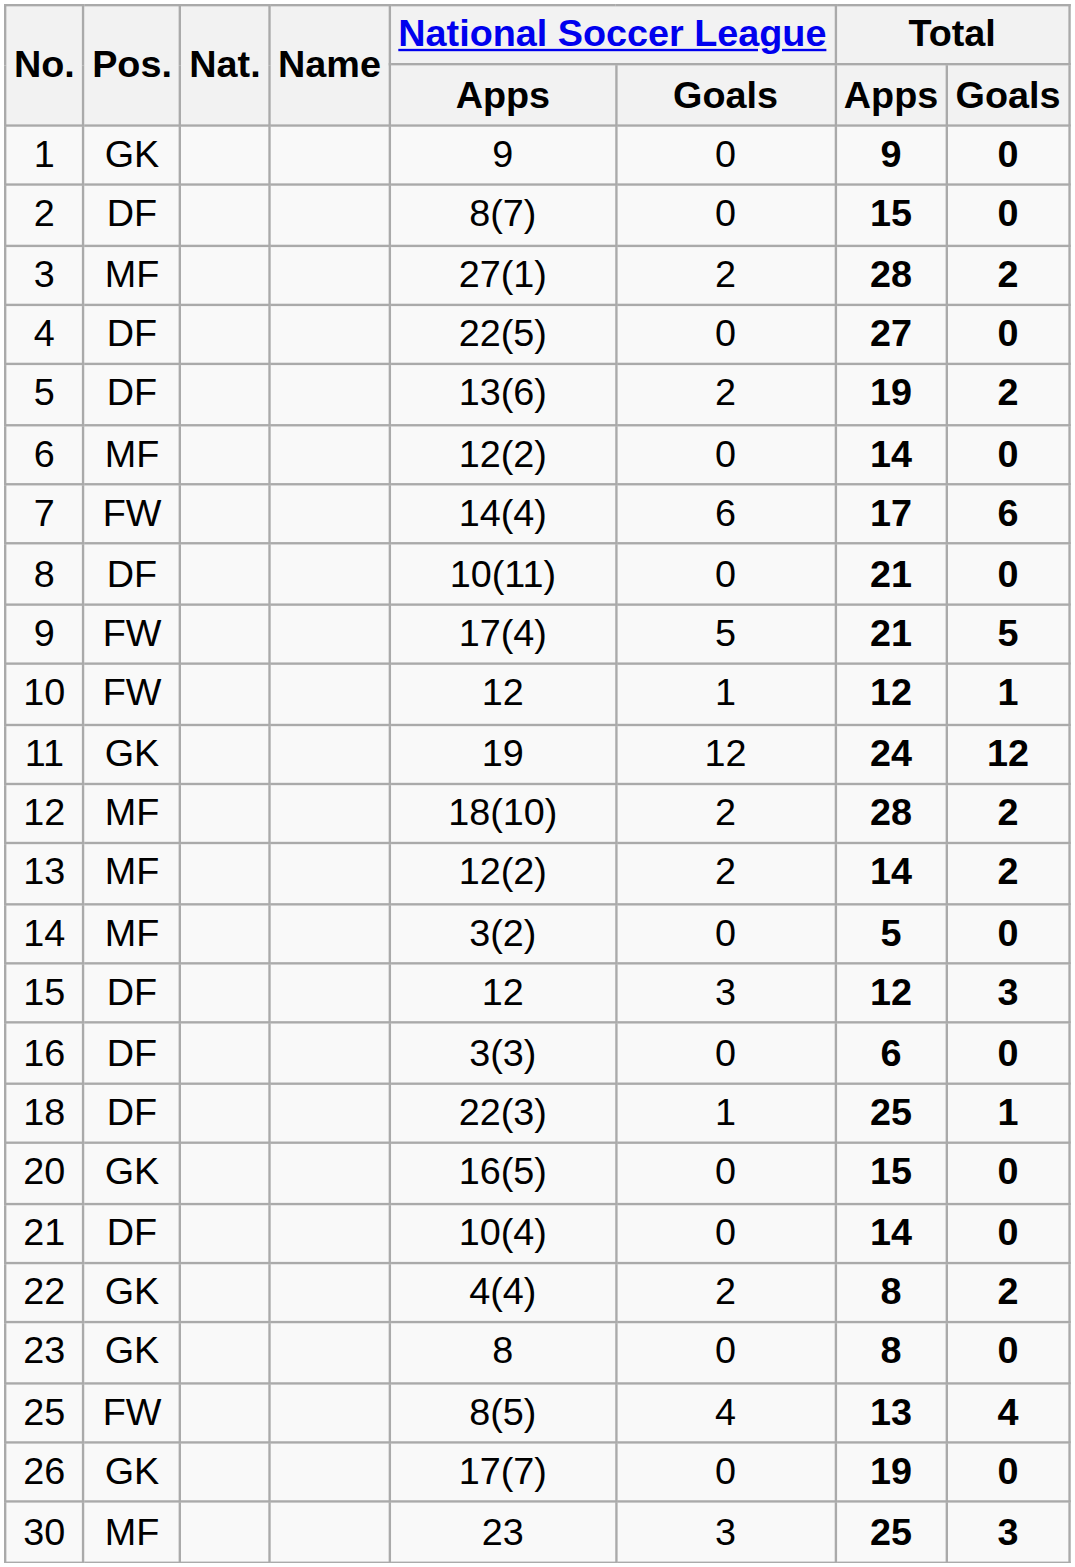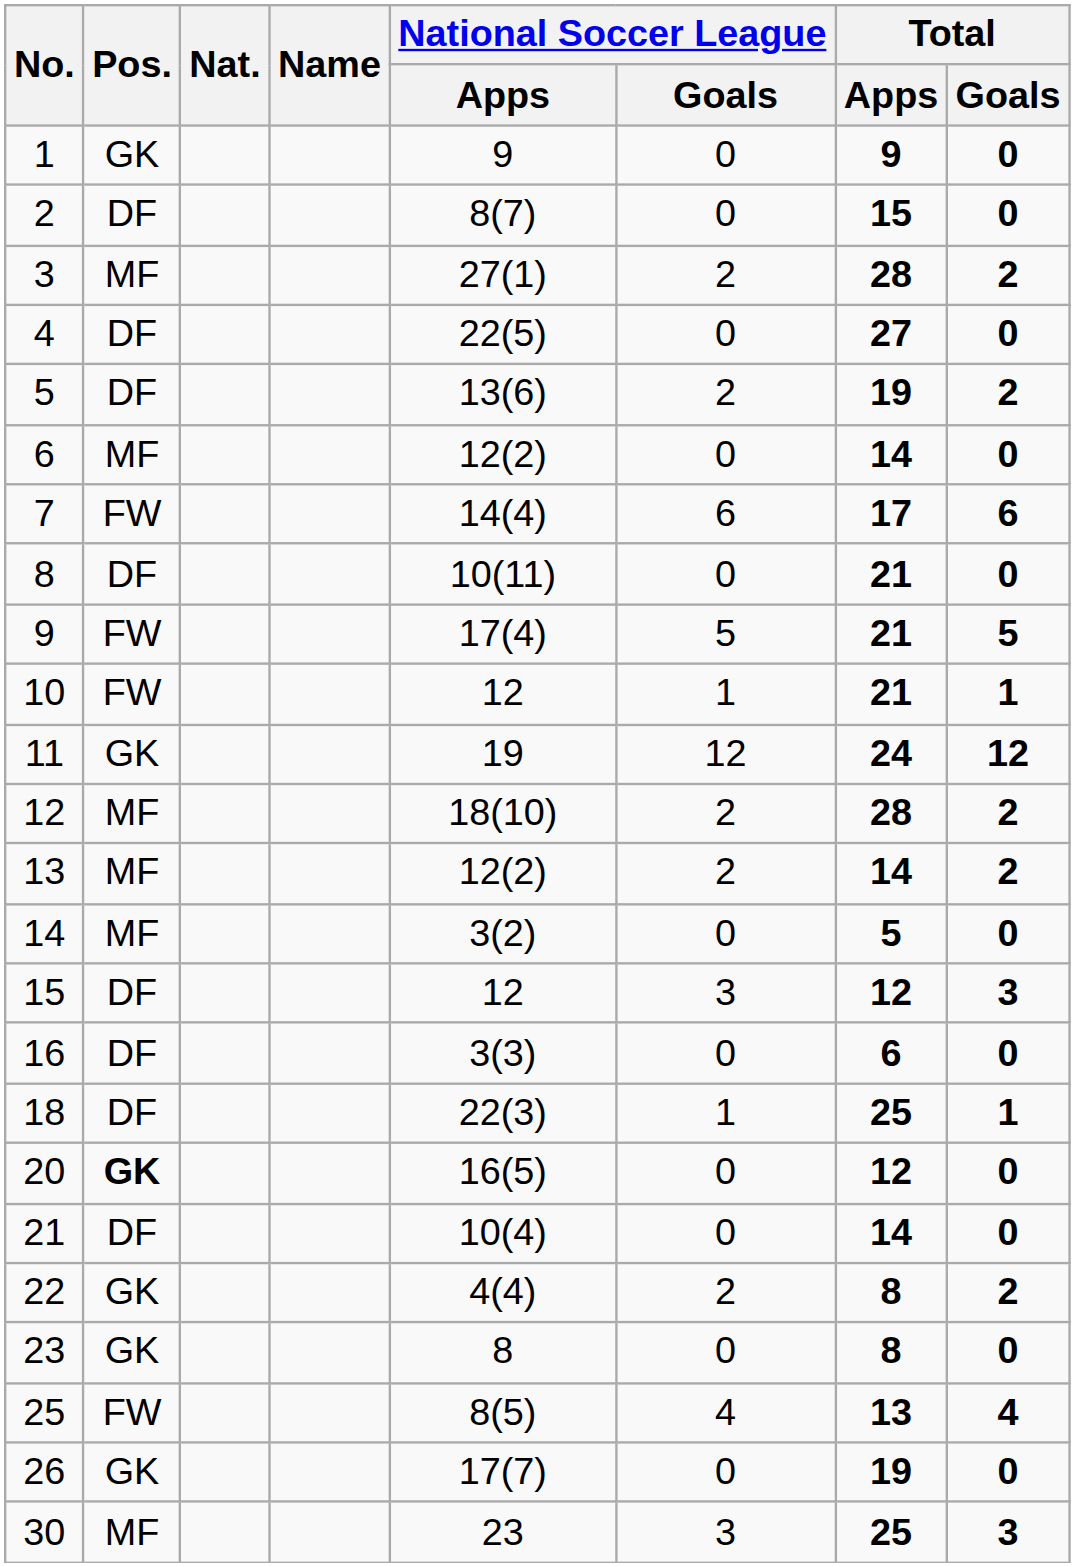(891, 693) 12 -> (891, 693) 21
(132, 1172) normal -> (132, 1172) bold
(891, 1172) 15 -> (891, 1172) 12
